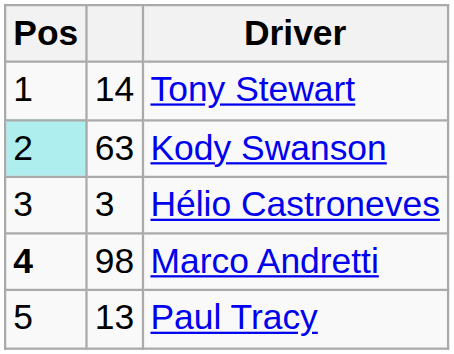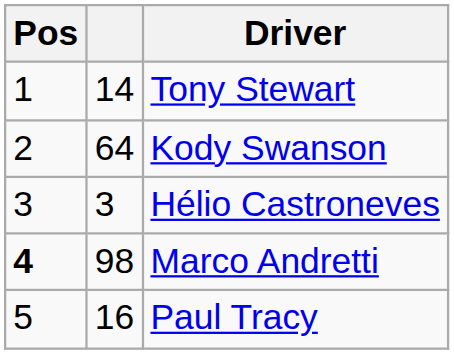(23, 146) paleturquoise background -> (23, 146) no background
(114, 146) 63 -> (114, 146) 64
(114, 318) 13 -> (114, 318) 16
